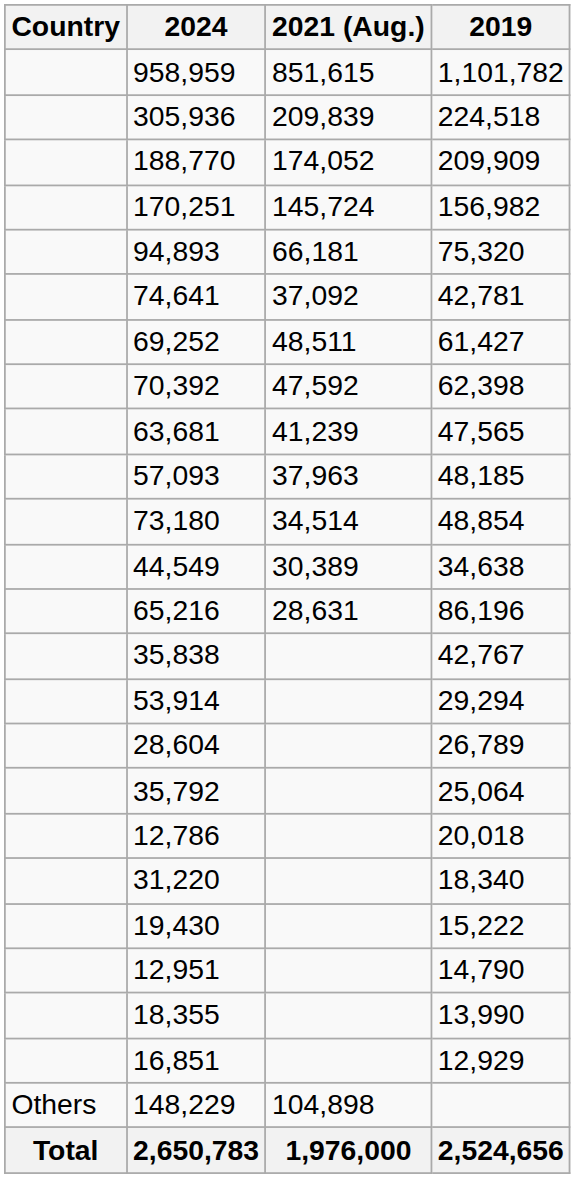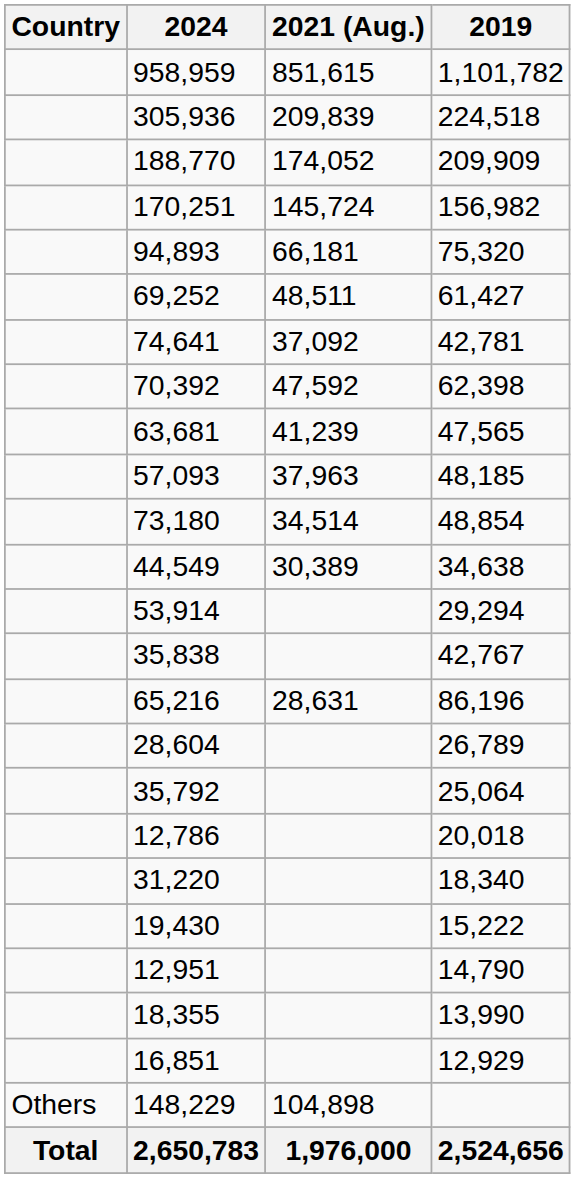rows swapped: (176, 296) <-> (176, 341)
rows swapped: (176, 610) <-> (176, 700)
